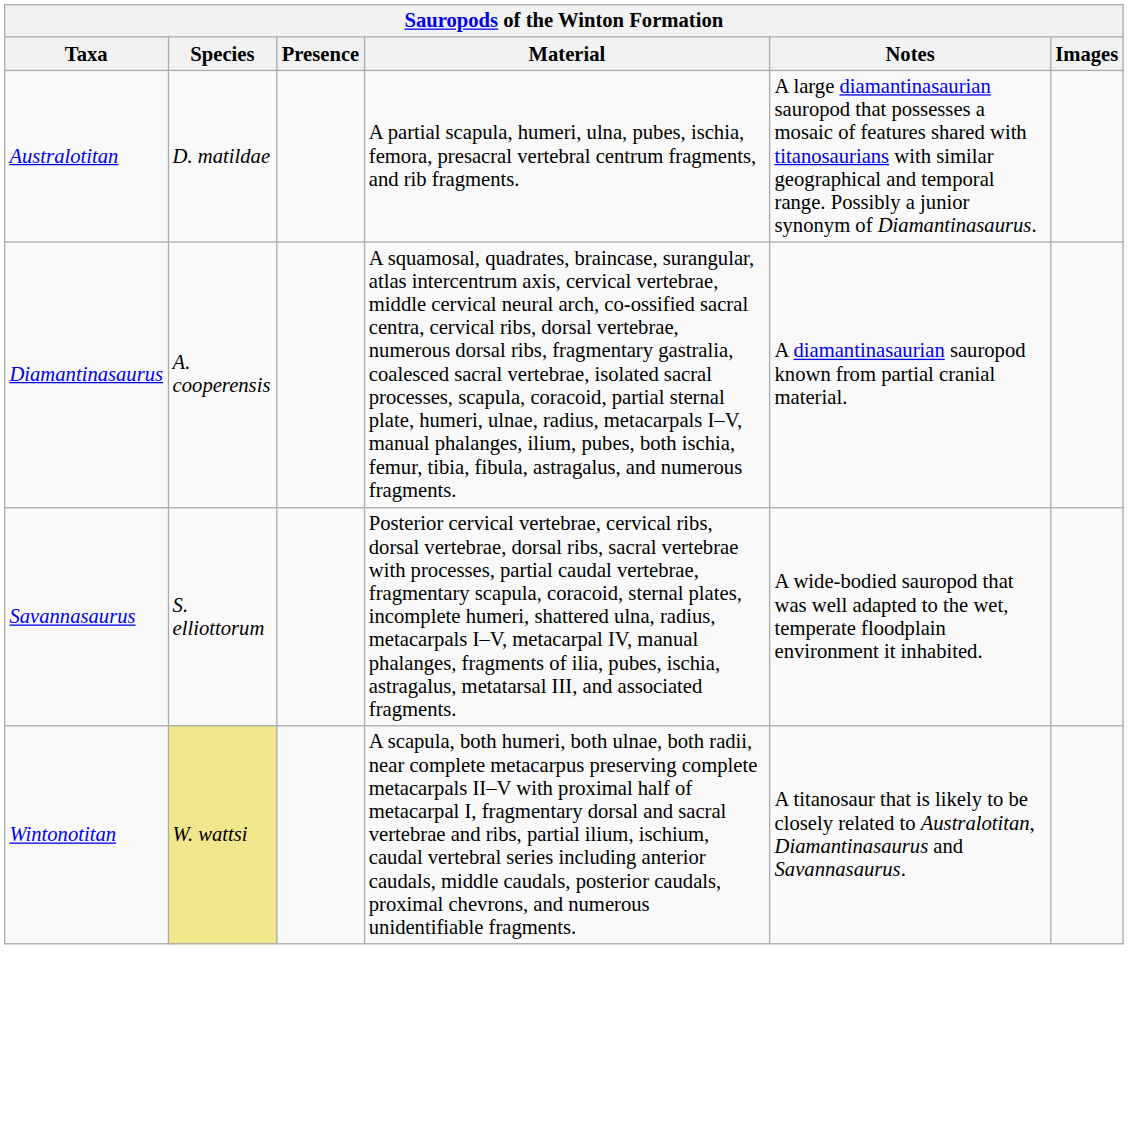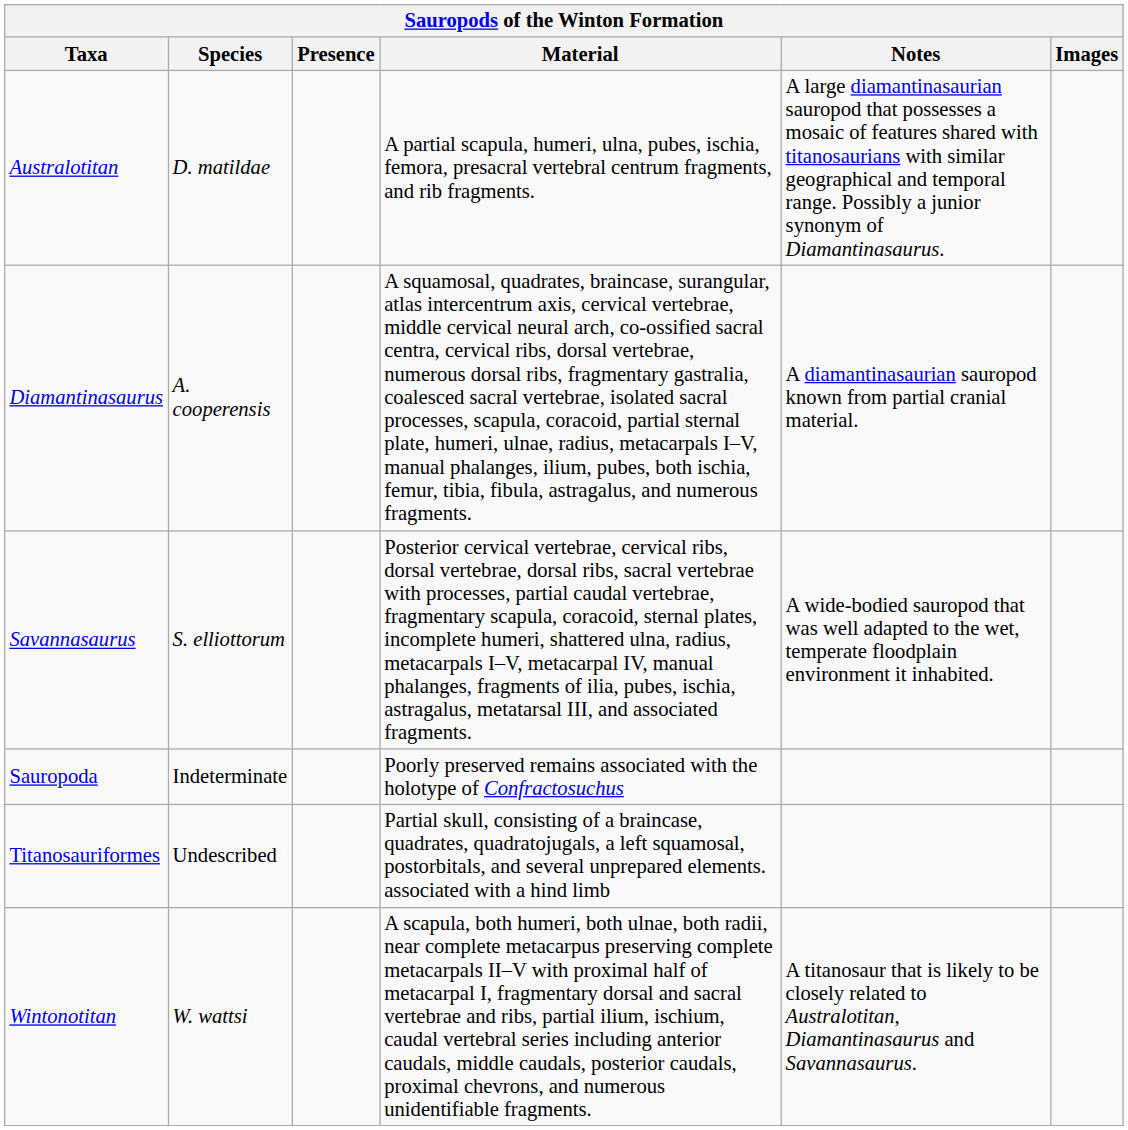+ row: (54, 776)
+ row: (85, 855)
(210, 834) khaki background -> (210, 1016) no background
